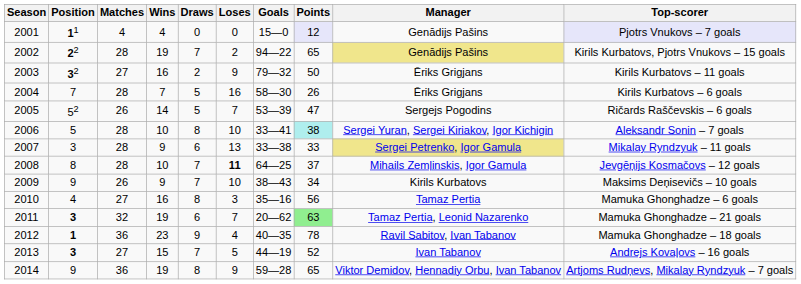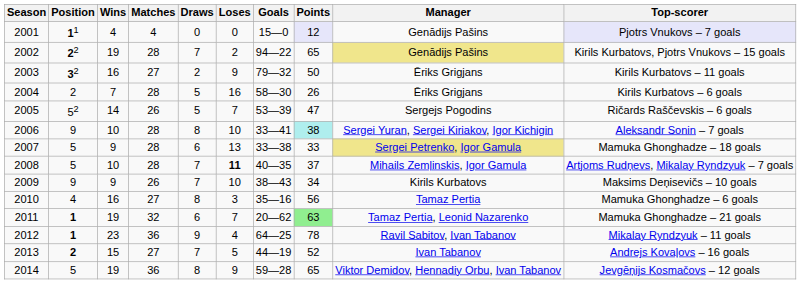columns swapped: (122, 13) <-> (162, 13)
(73, 92) 7 -> (73, 92) 2
(73, 130) 5 -> (73, 130) 9
(73, 147) 3 -> (73, 147) 5
(680, 147) Mikalay Ryndzyuk – 11 goals -> (680, 147) Mamuka Ghonghadze – 18 goals
(73, 165) 8 -> (73, 165) 5
(274, 165) 64—25 -> (274, 165) 40—35
(680, 165) Jevgēņijs Kosmačovs – 12 goals -> (680, 165) Artjoms Rudņevs, Mikalay Ryndzyuk – 7 goals
(73, 217) 3 -> (73, 217) 1
(274, 235) 40—35 -> (274, 235) 64—25
(680, 235) Mamuka Ghonghadze – 18 goals -> (680, 235) Mikalay Ryndzyuk – 11 goals
(73, 252) 3 -> (73, 252) 2
(73, 270) 9 -> (73, 270) 5
(680, 270) Artjoms Rudņevs, Mikalay Ryndzyuk – 7 goals -> (680, 270) Jevgēņijs Kosmačovs – 12 goals
